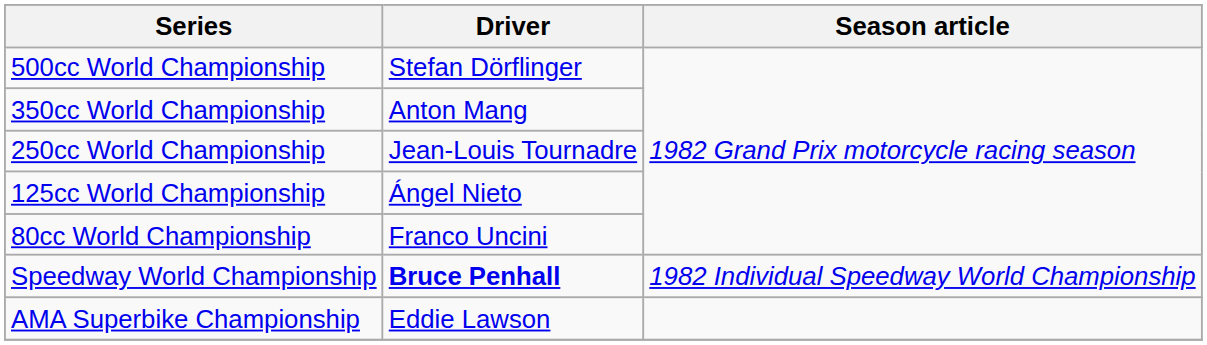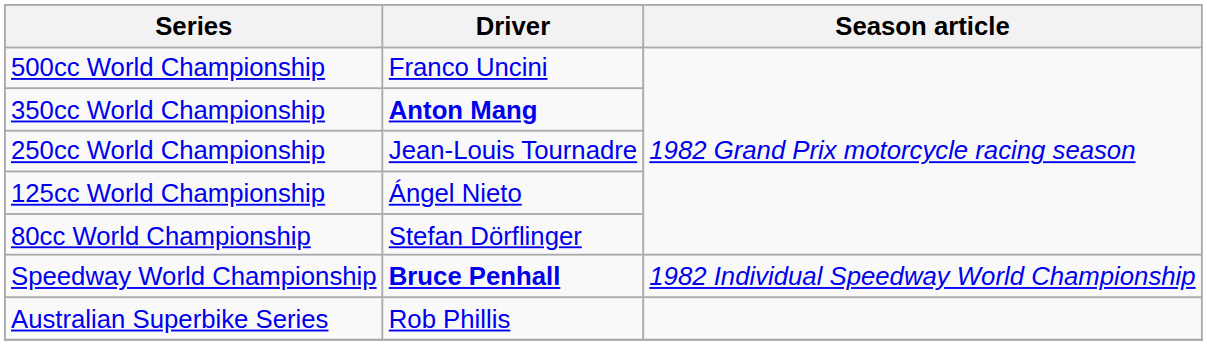(485, 67) Stefan Dörflinger -> (468, 67) Franco Uncini
(458, 109) normal -> (463, 109) bold
(468, 234) Franco Uncini -> (485, 234) Stefan Dörflinger
- row: (185, 318)
+ row: (170, 318)
